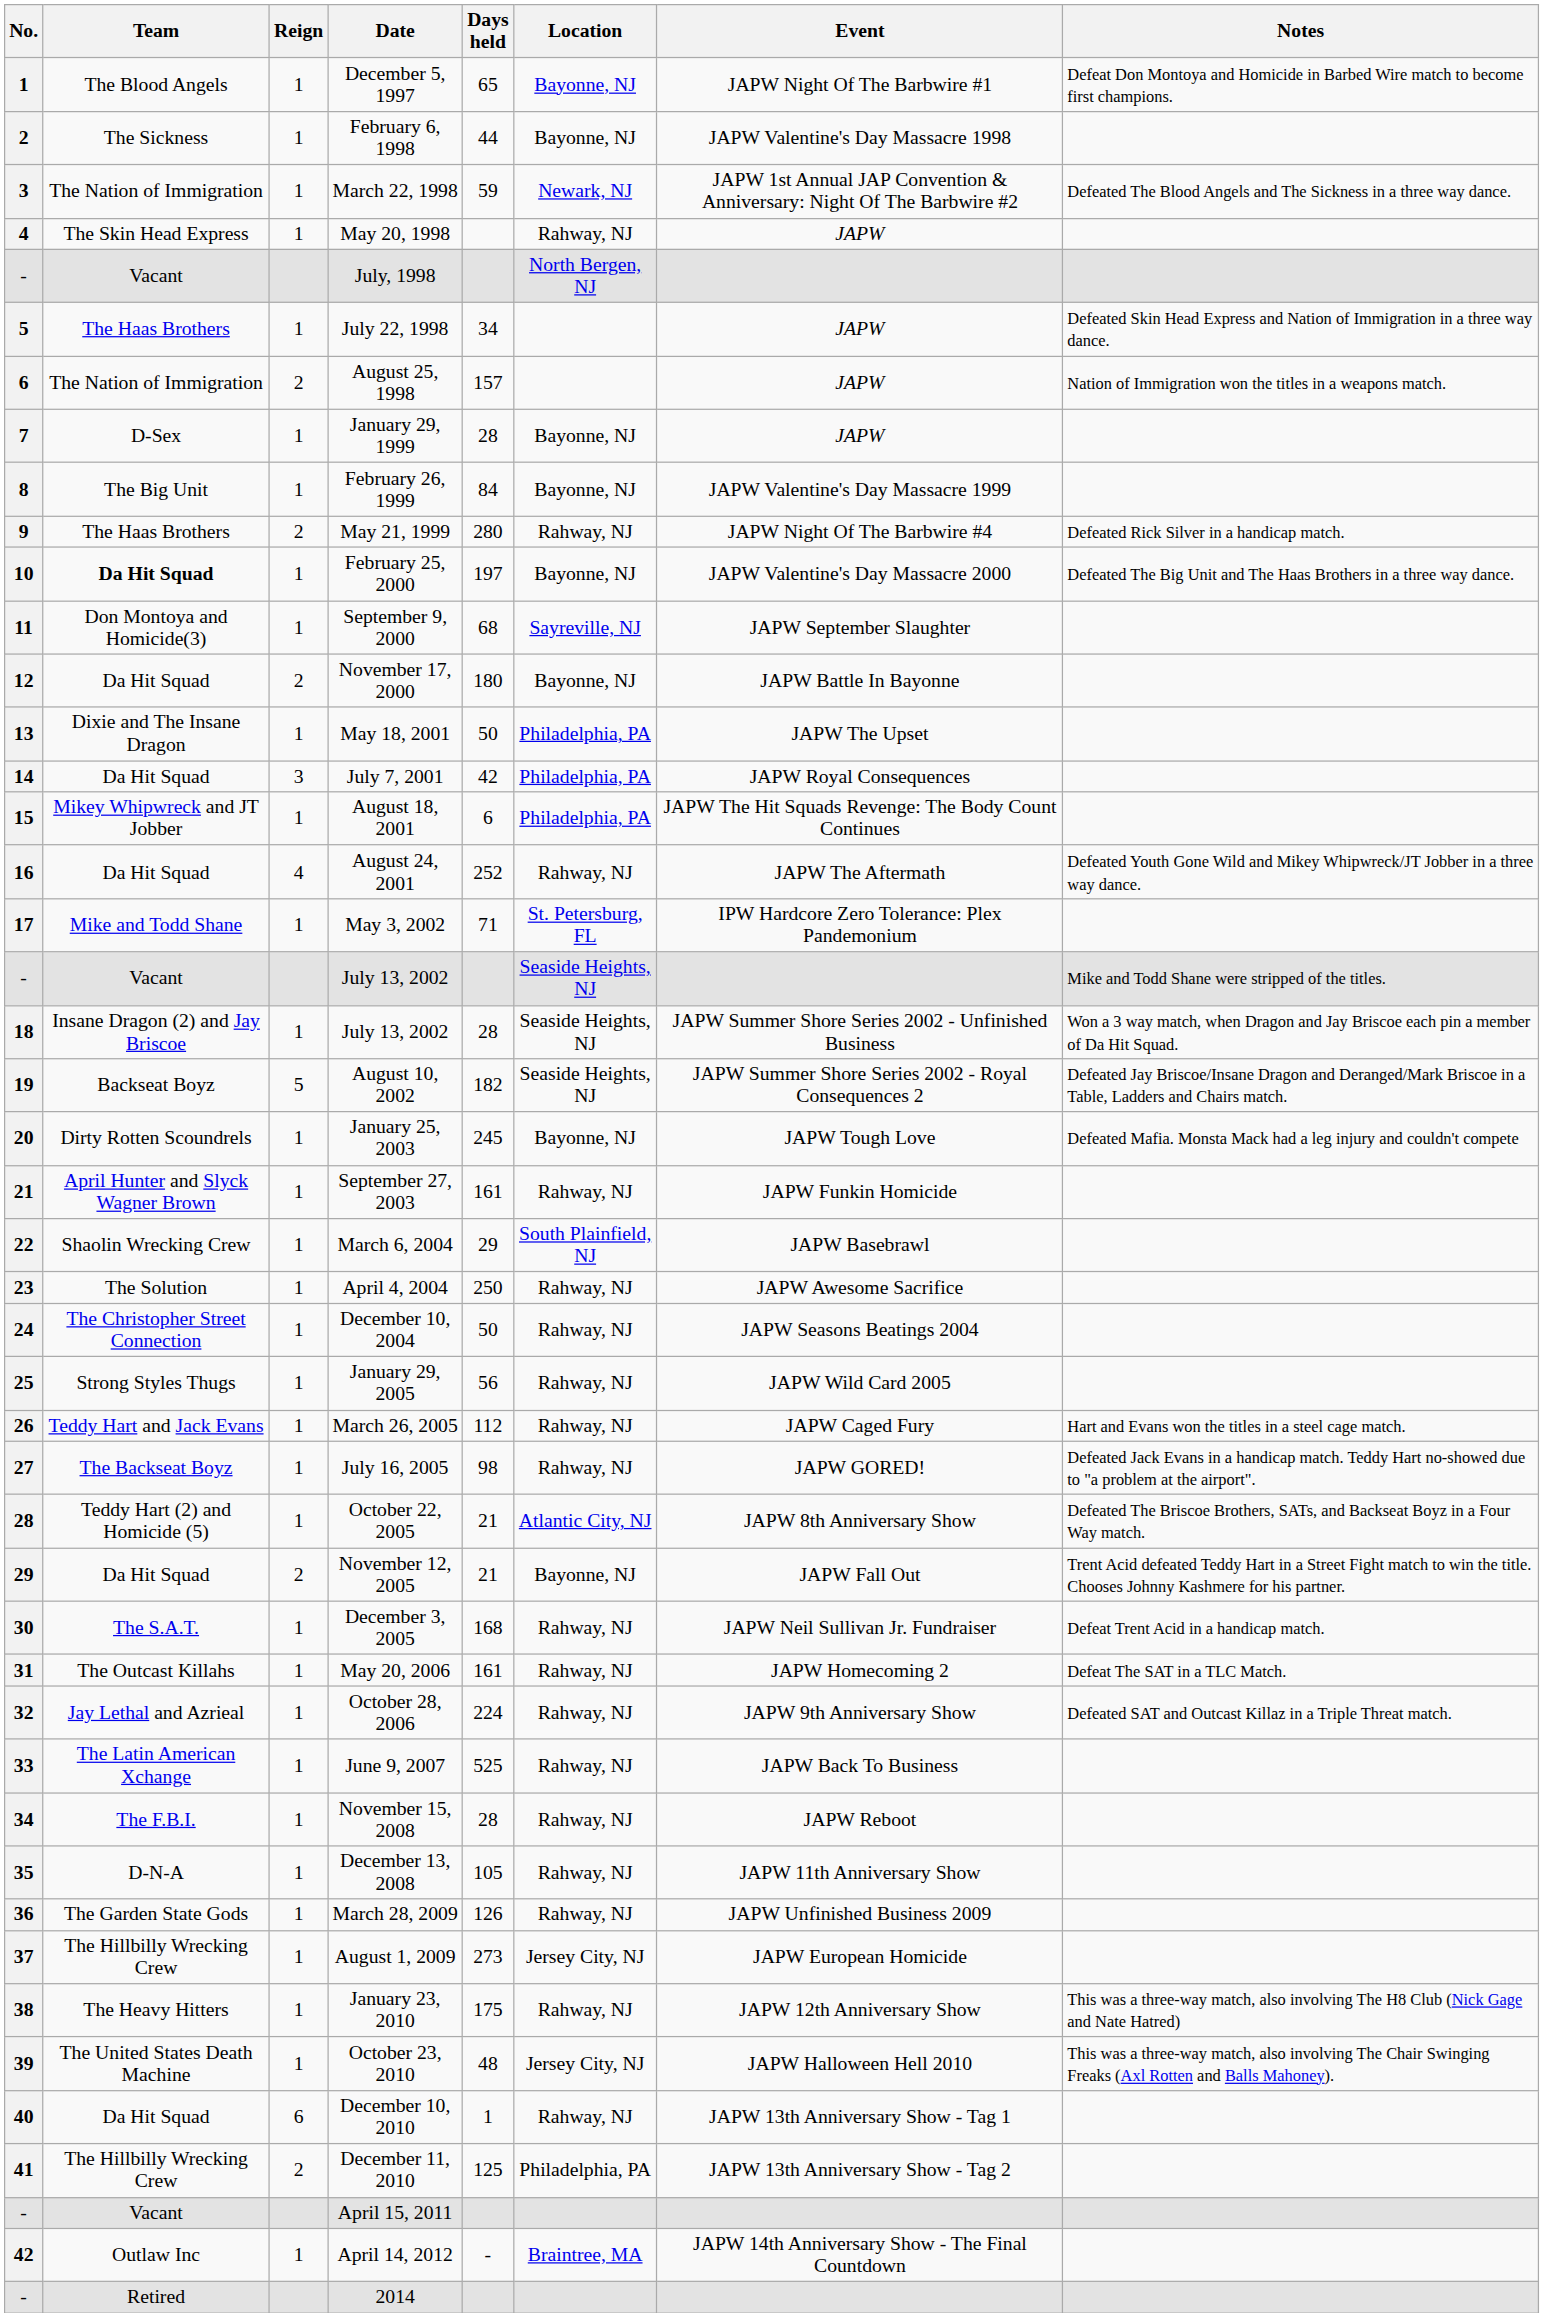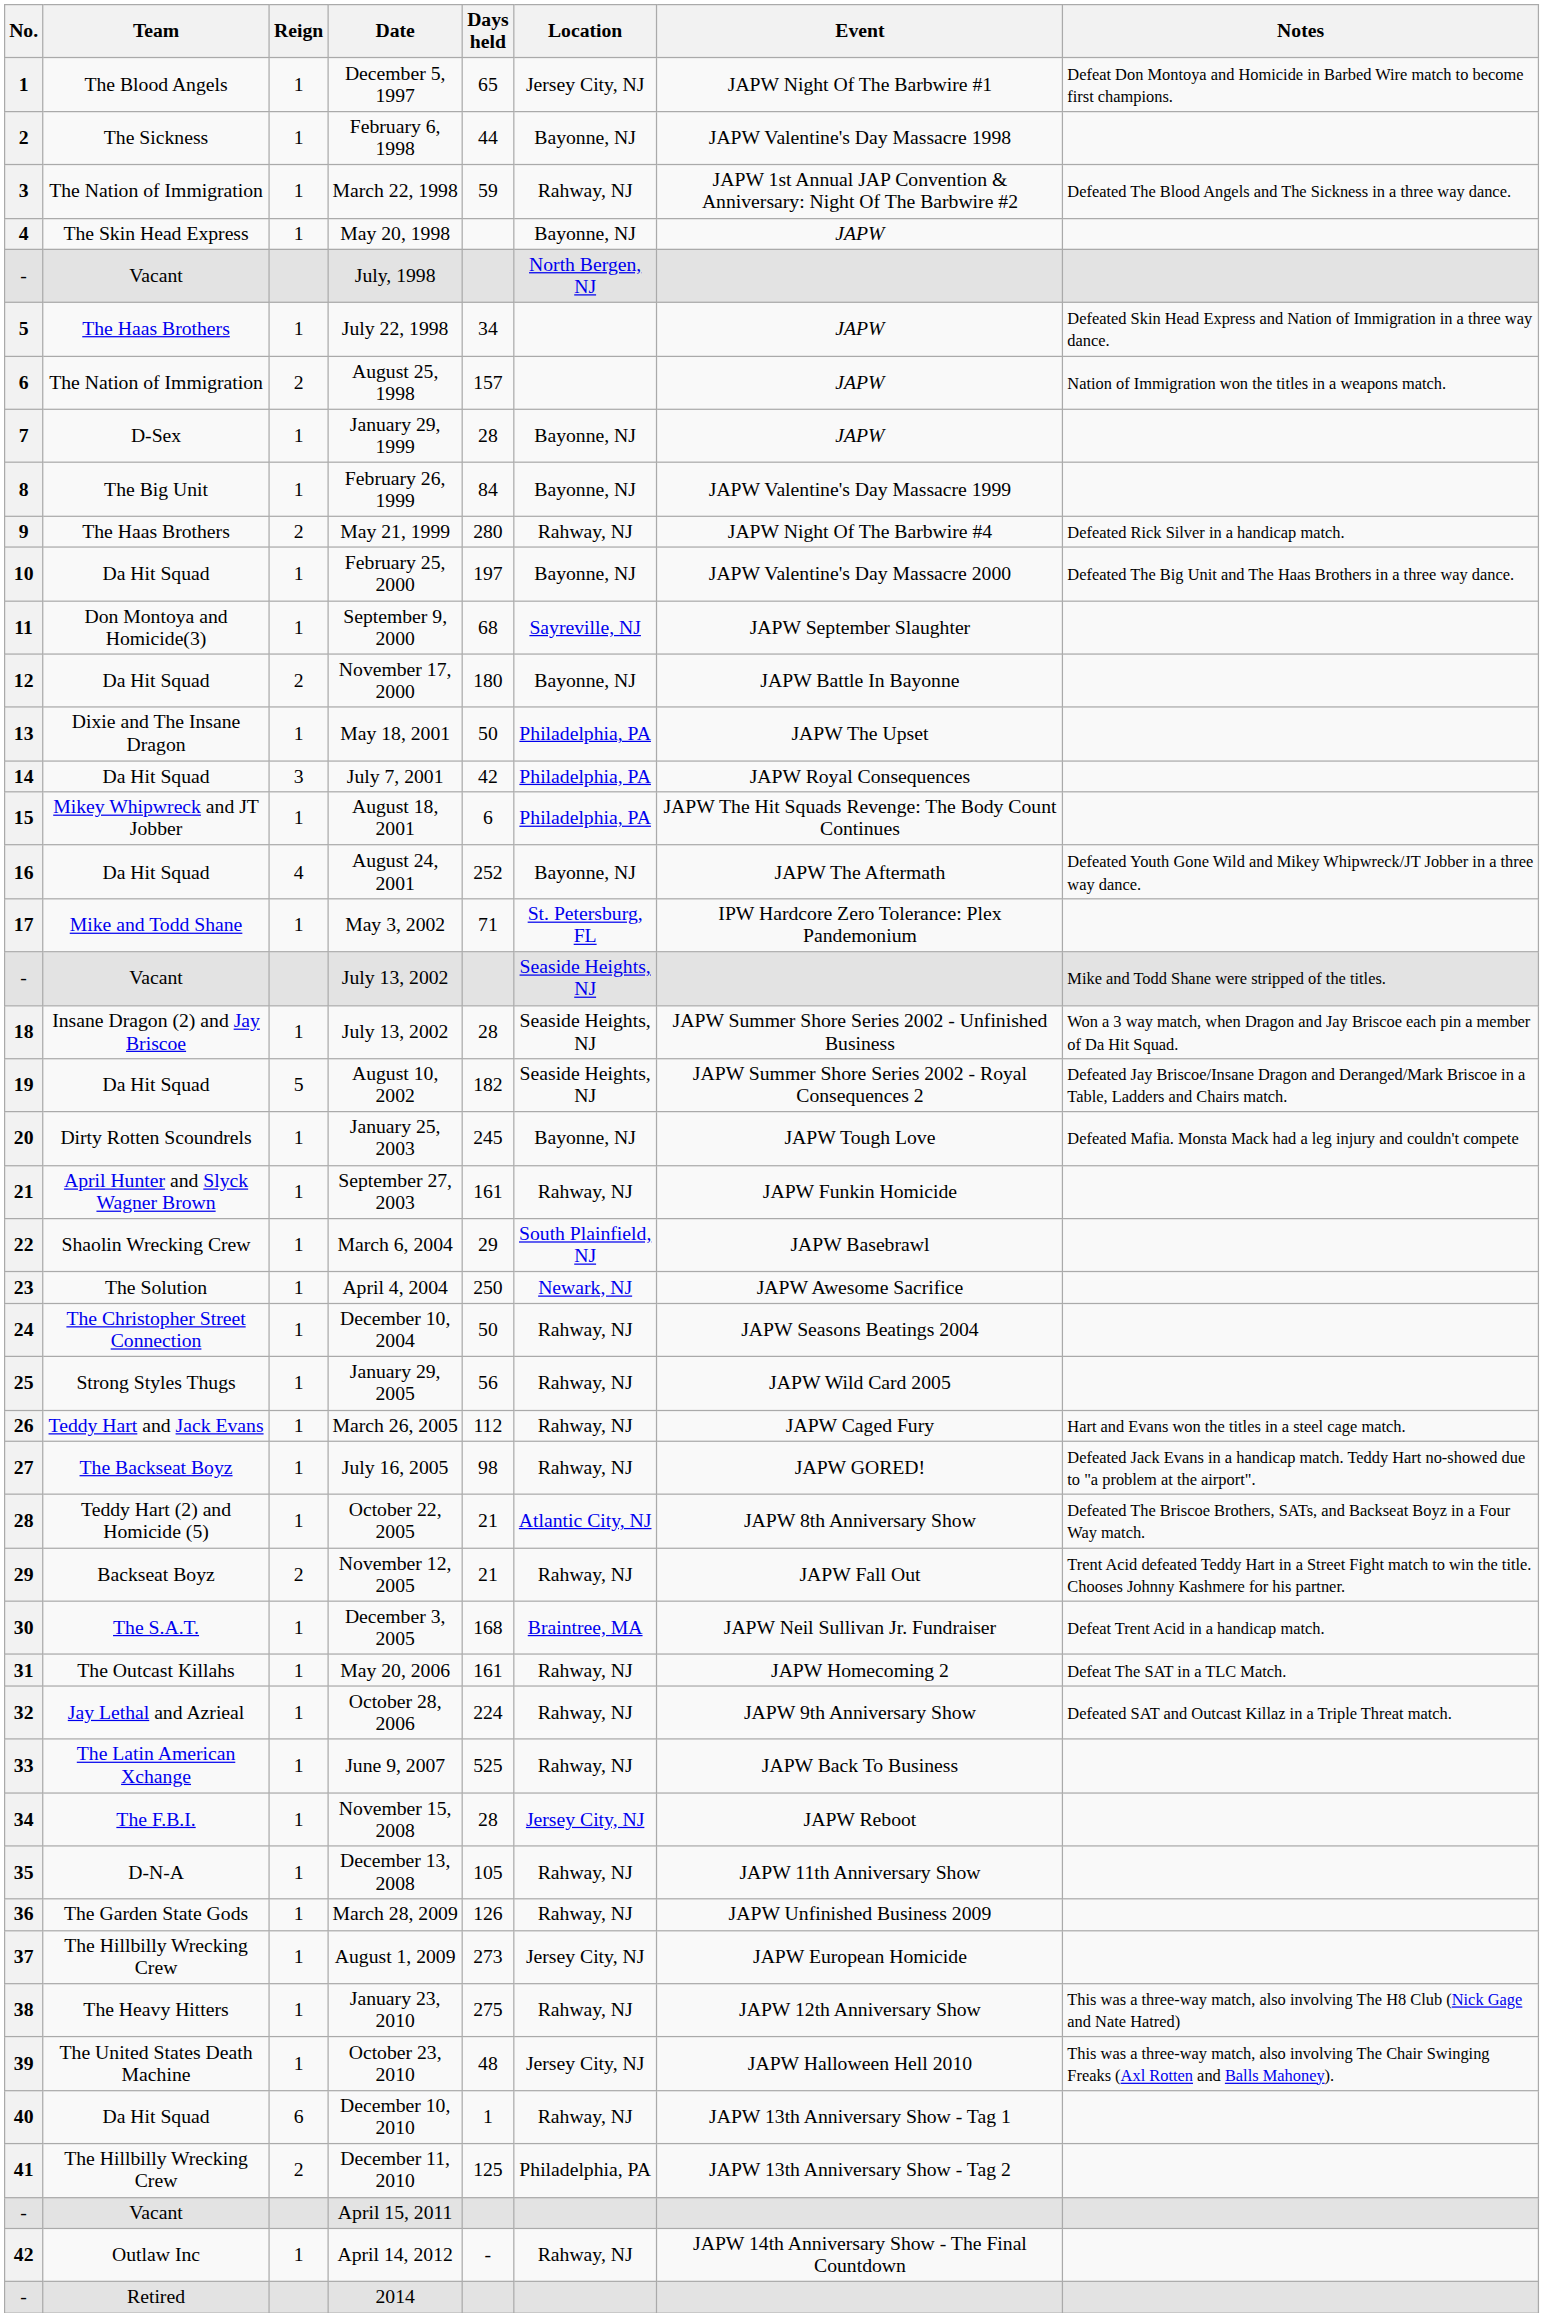(585, 84) Bayonne, NJ -> (585, 84) Jersey City, NJ
(585, 191) Newark, NJ -> (585, 191) Rahway, NJ
(585, 233) Rahway, NJ -> (585, 233) Bayonne, NJ
(156, 573) bold -> (156, 573) normal
(585, 871) Rahway, NJ -> (585, 871) Bayonne, NJ
(156, 1085) Backseat Boyz -> (156, 1085) Da Hit Squad
(585, 1287) Rahway, NJ -> (585, 1287) Newark, NJ
(156, 1574) Da Hit Squad -> (156, 1574) Backseat Boyz
(585, 1574) Bayonne, NJ -> (585, 1574) Rahway, NJ
(585, 1627) Rahway, NJ -> (585, 1627) Braintree, MA
(585, 1818) Rahway, NJ -> (585, 1818) Jersey City, NJ
(488, 2010) 175 -> (488, 2010) 275
(585, 2254) Braintree, MA -> (585, 2254) Rahway, NJ
